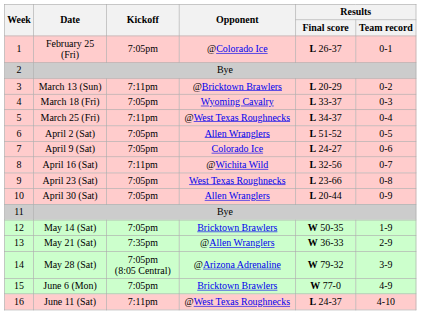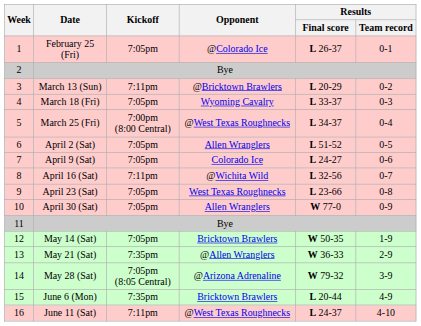(143, 117) 7:11pm -> (143, 123) 7:00pm (8:00 Central)
(326, 196) L 20-44 -> (326, 207) W 77-0
(143, 286) 7:05pm -> (143, 297) 7:35pm
(326, 286) W 77-0 -> (326, 297) L 20-44
